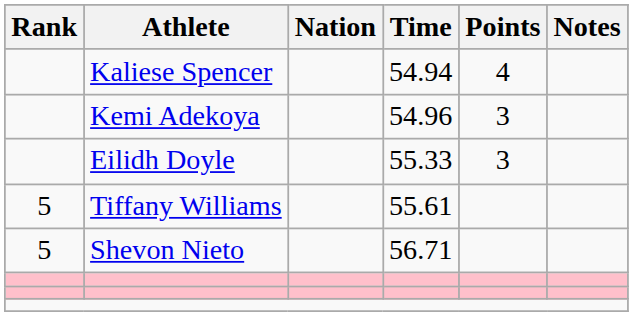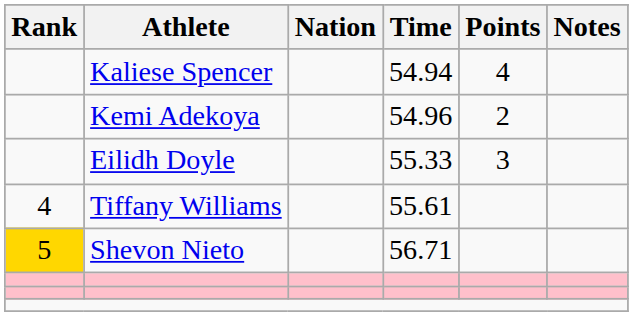(503, 116) 3 -> (503, 116) 2
(44, 205) 5 -> (44, 205) 4
(44, 250) no background -> (44, 250) gold background
